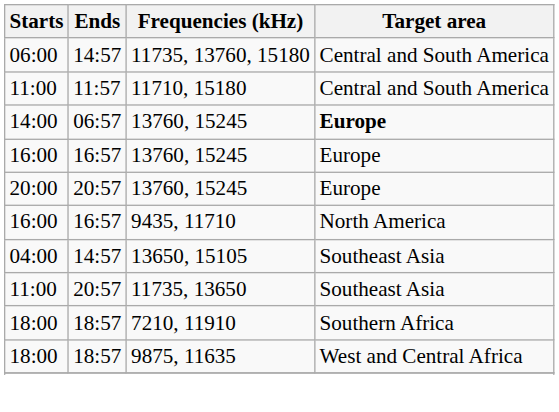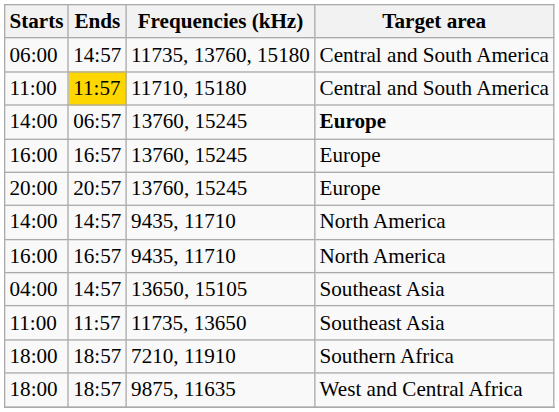(97, 88) no background -> (97, 88) gold background
+ row: (34, 222)
(97, 289) 20:57 -> (97, 322) 11:57
